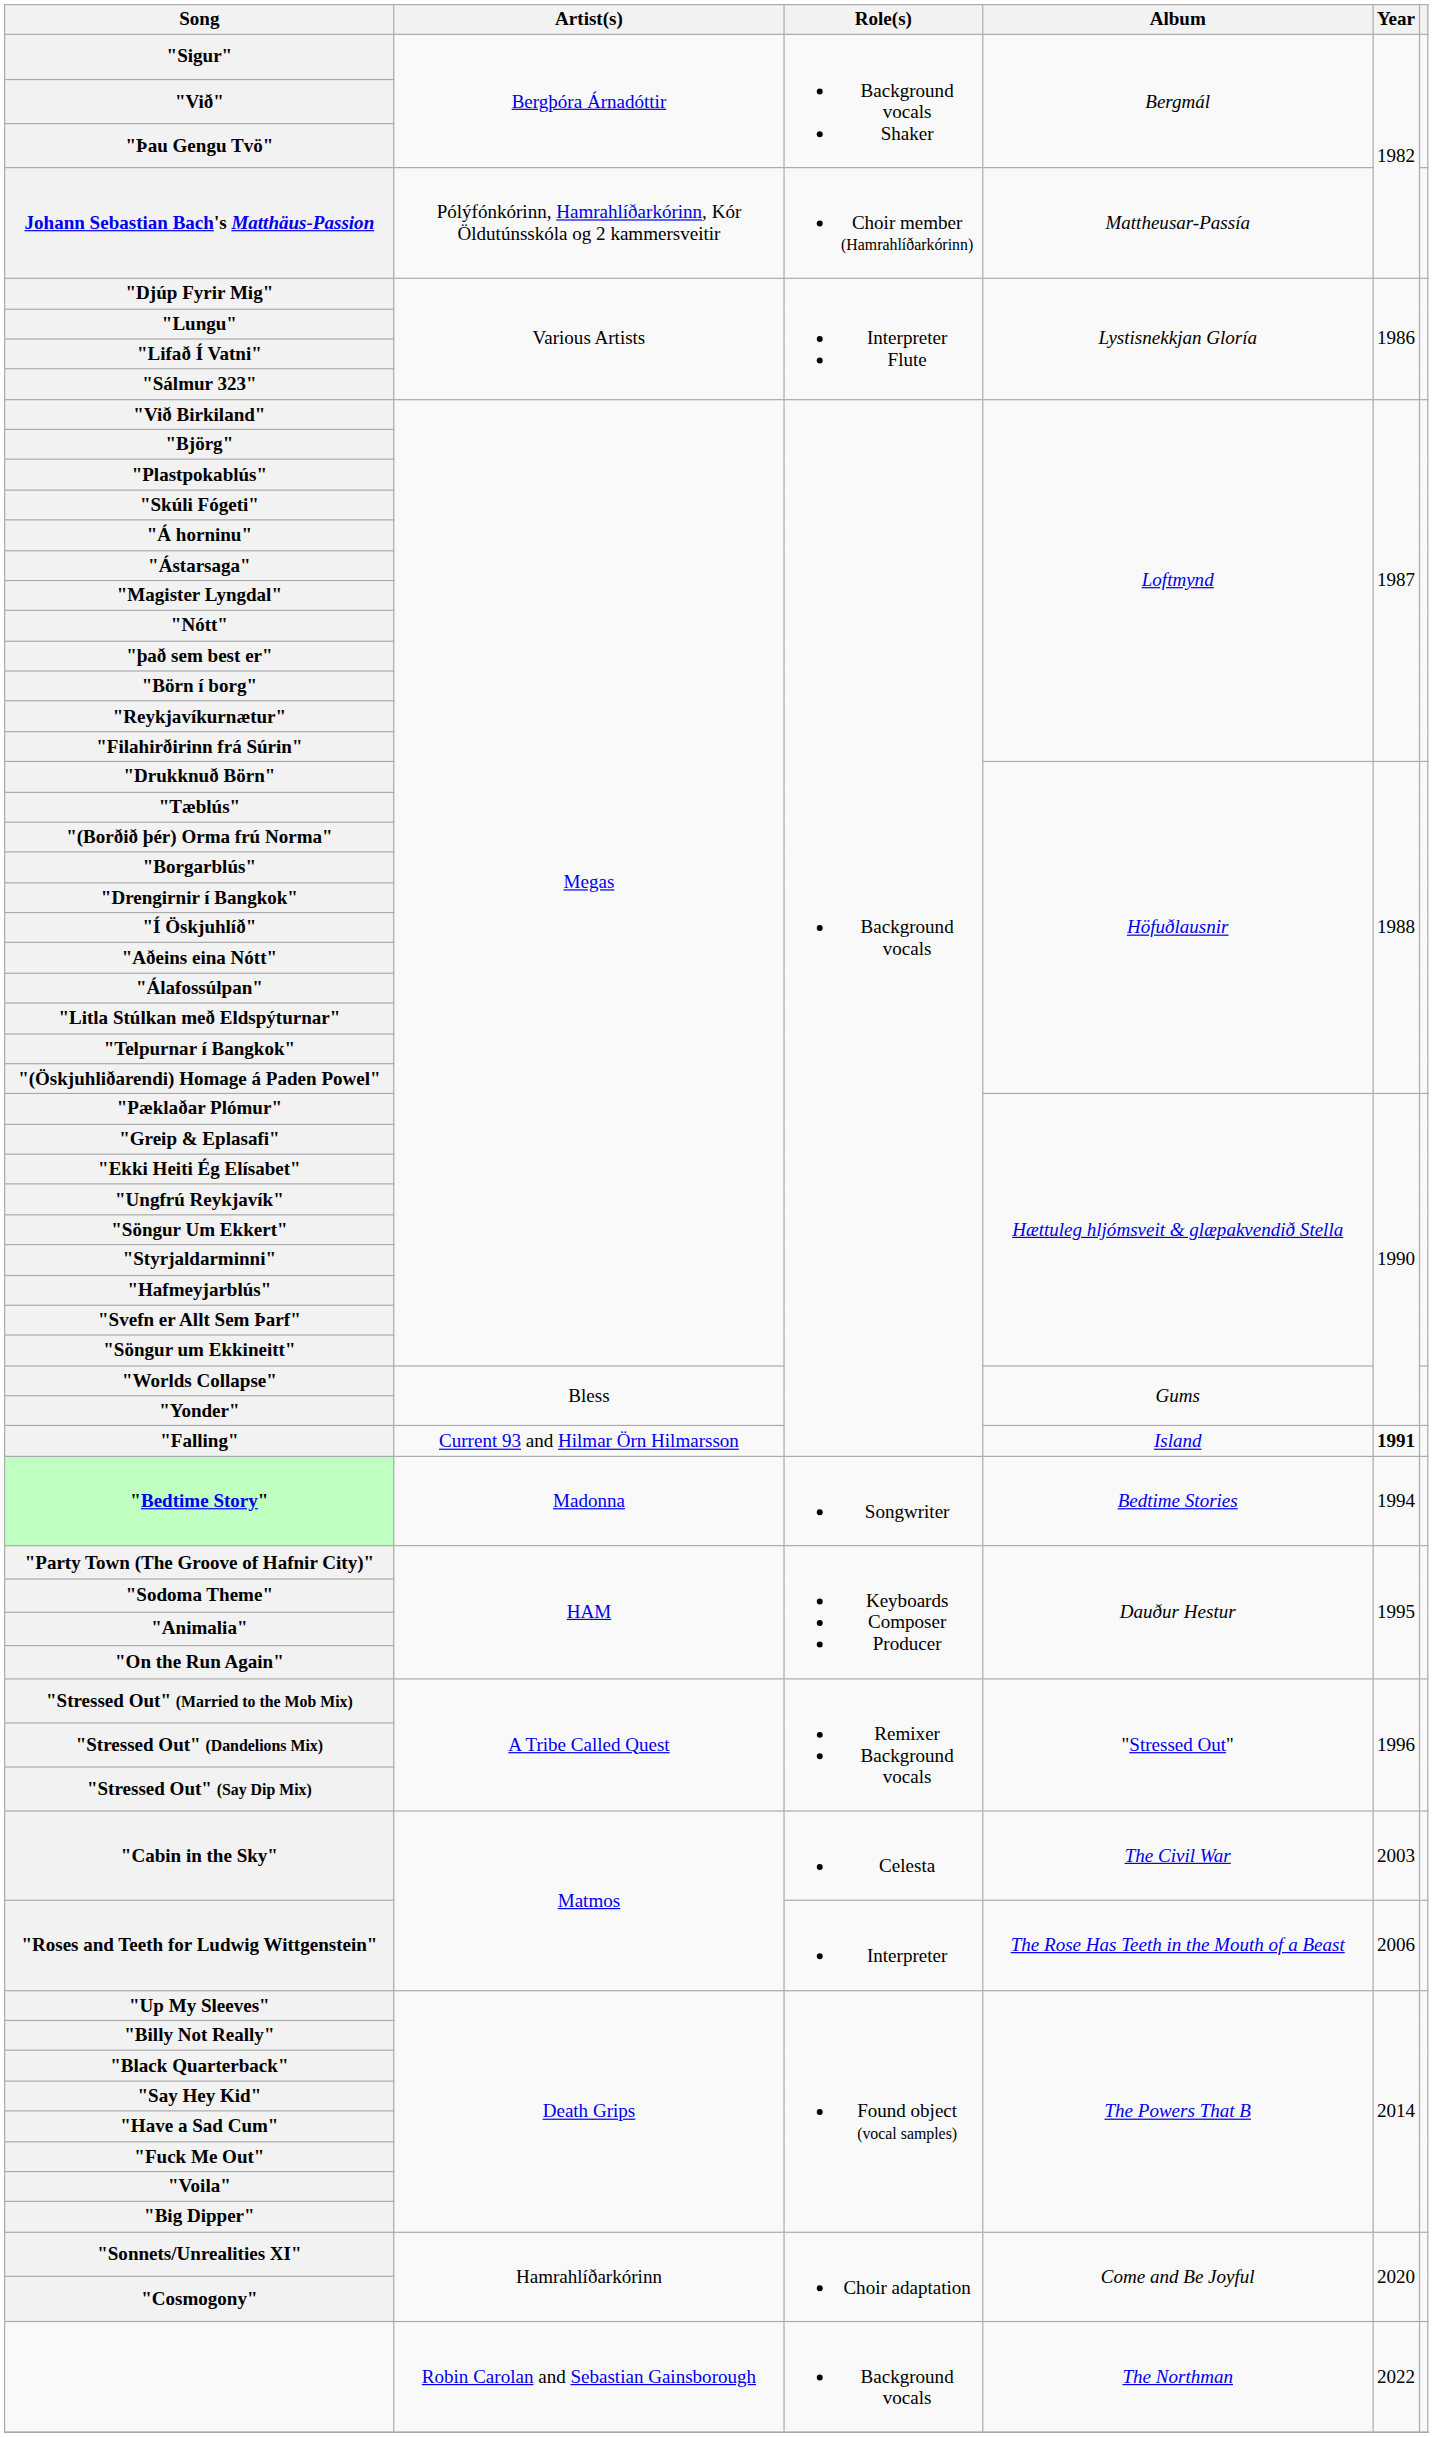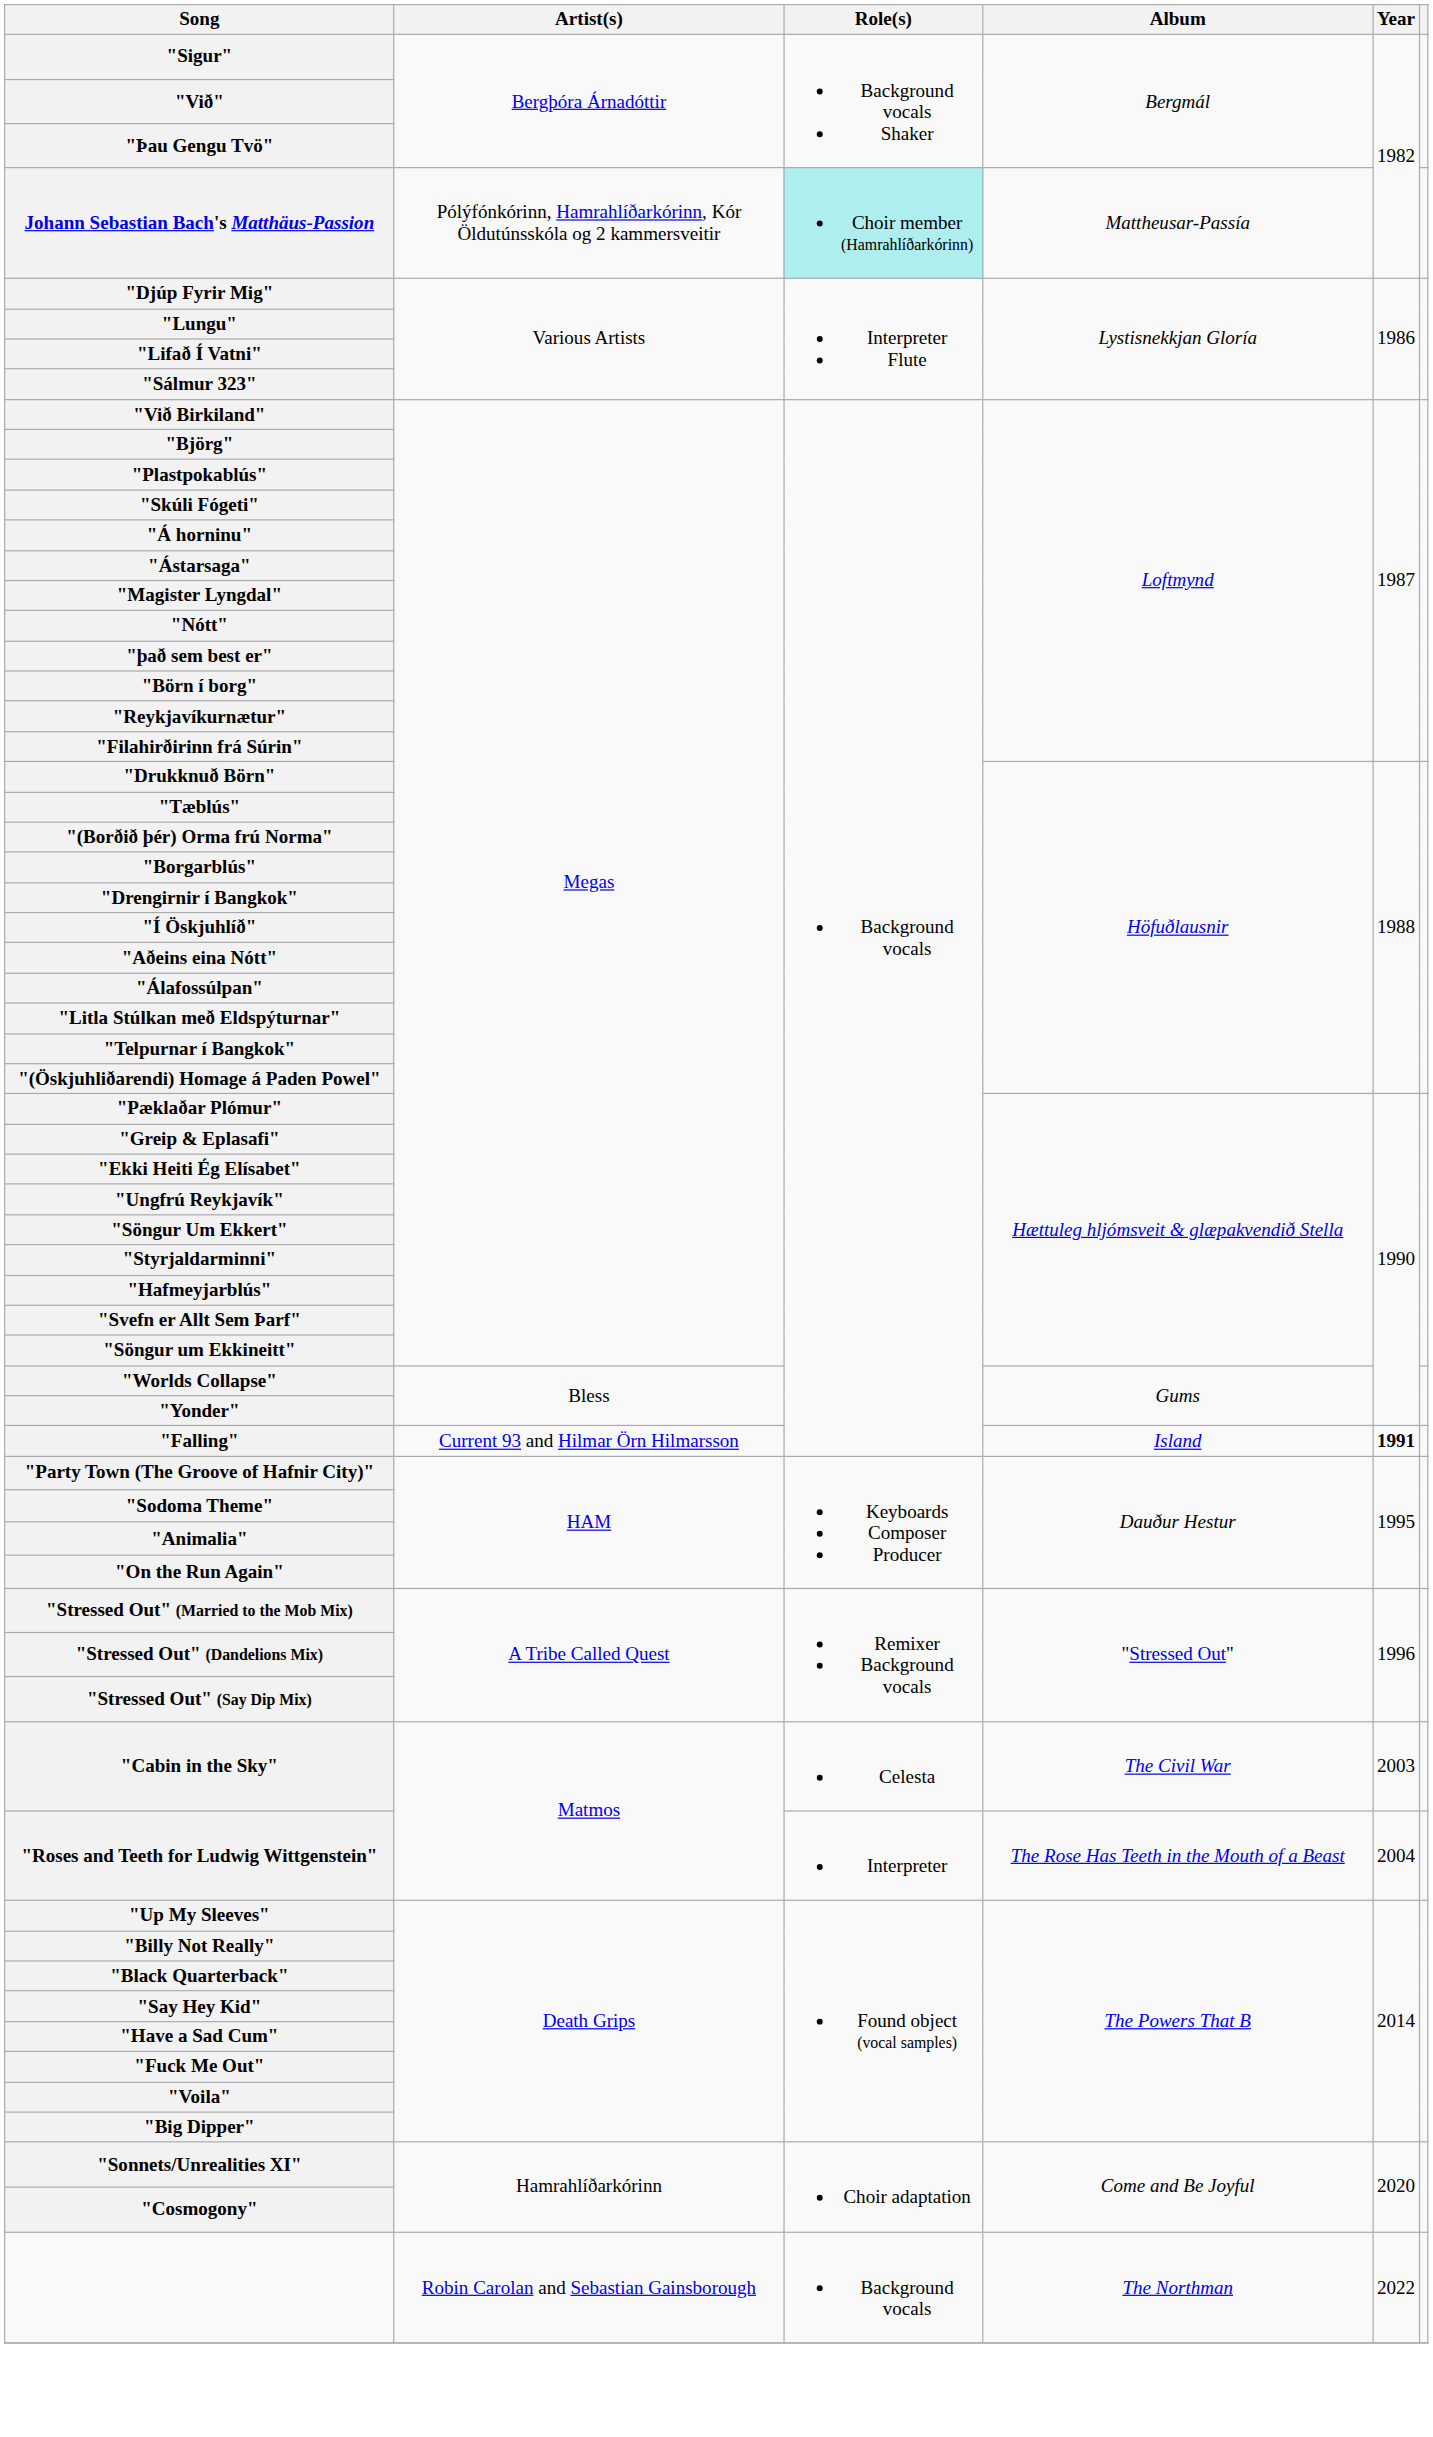(883, 234) no background -> (883, 234) paleturquoise background
- row: (199, 1500)
(1396, 1945) 2006 -> (1396, 1855) 2004
